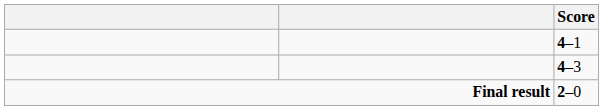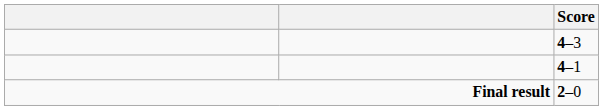rows swapped: (569, 67) <-> (569, 42)
